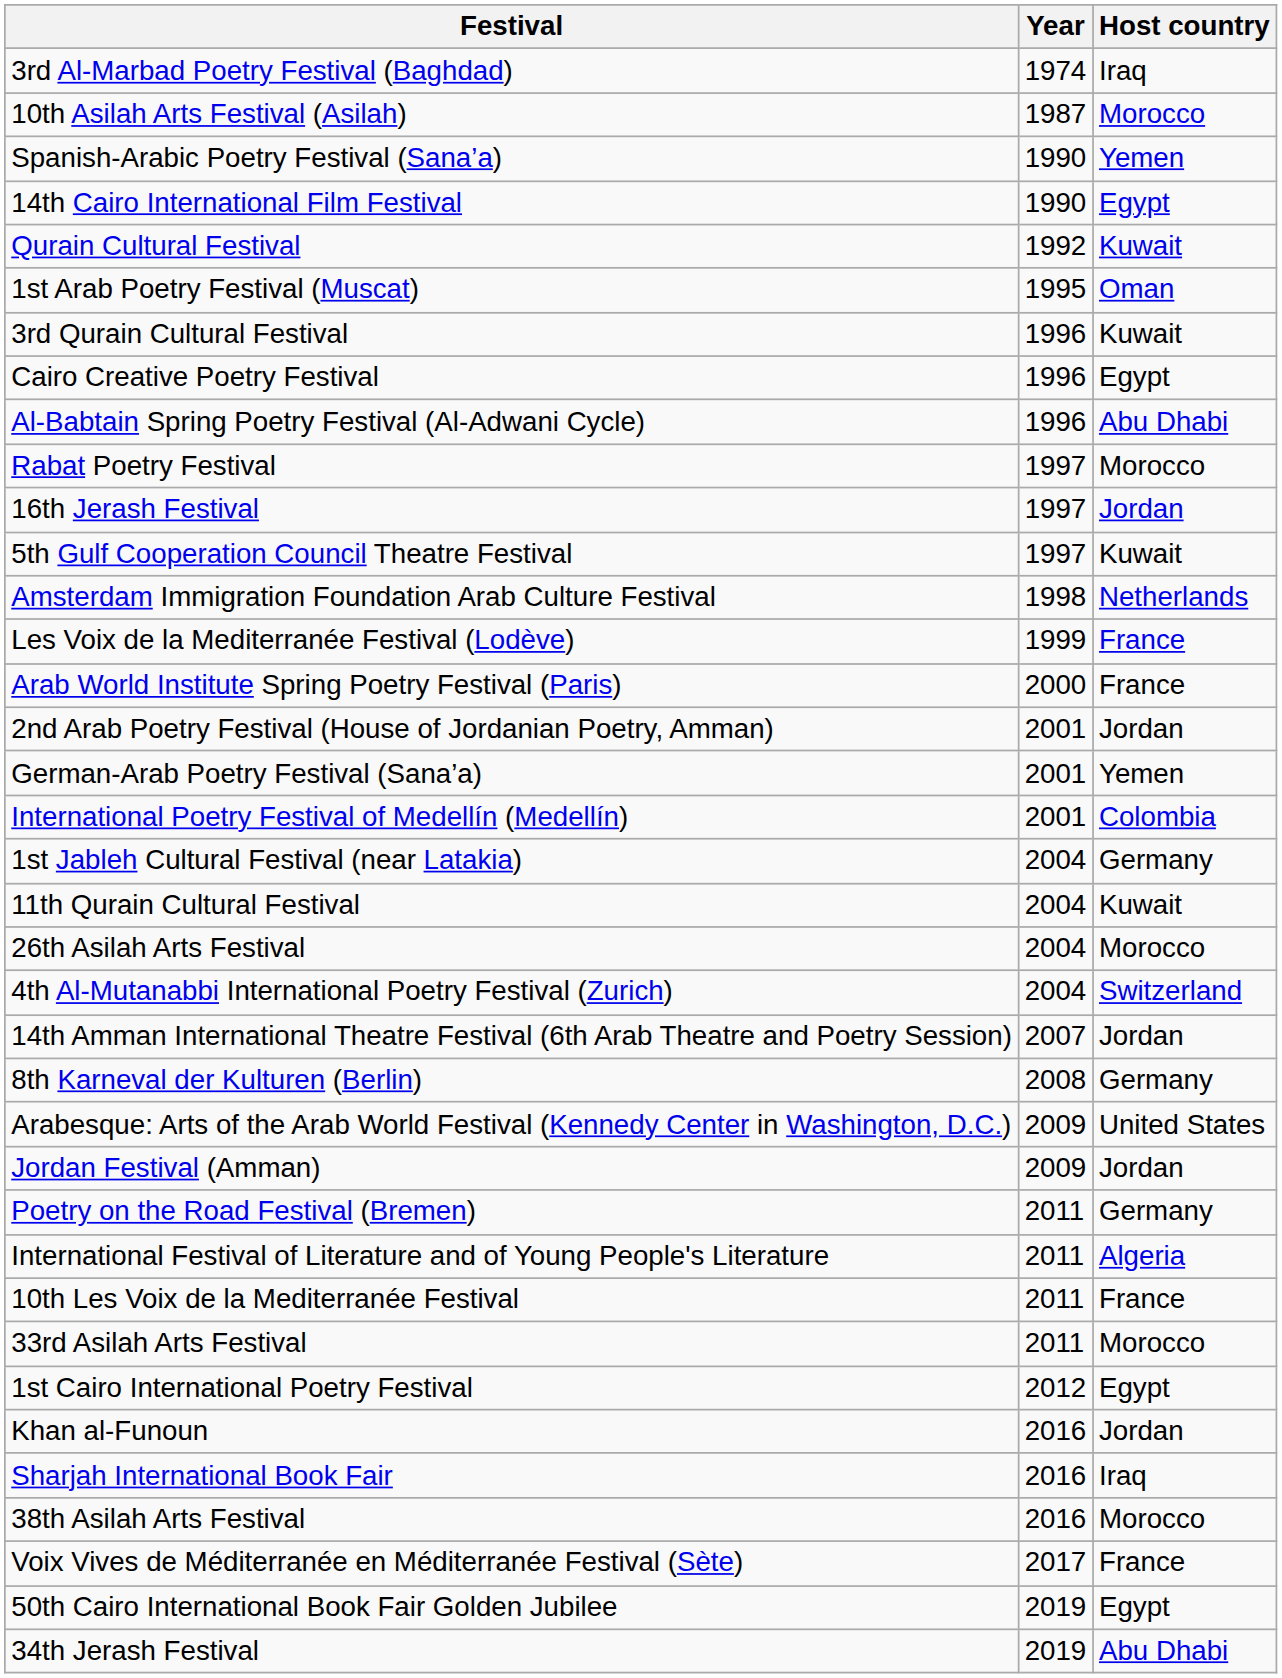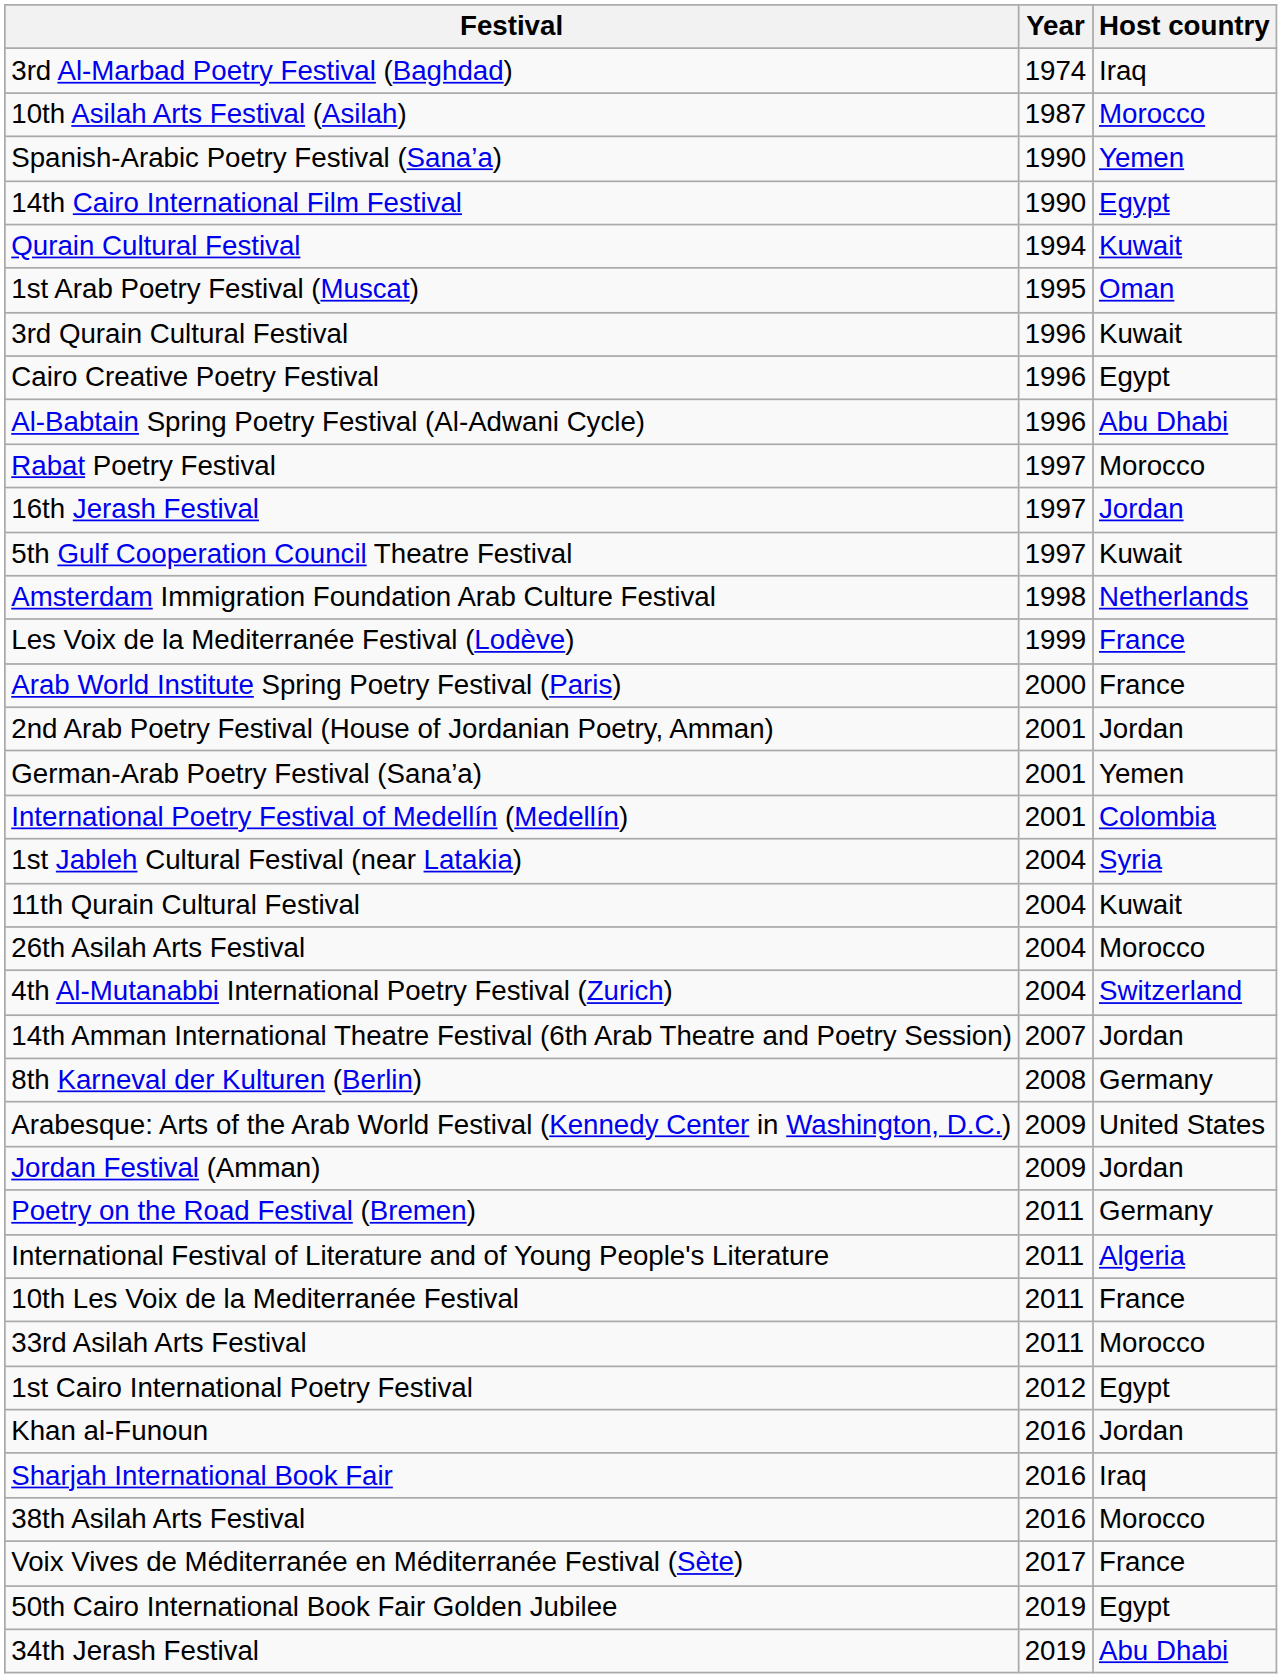(1055, 245) 1992 -> (1055, 245) 1994
(1156, 860) Germany -> (1131, 860) Syria
